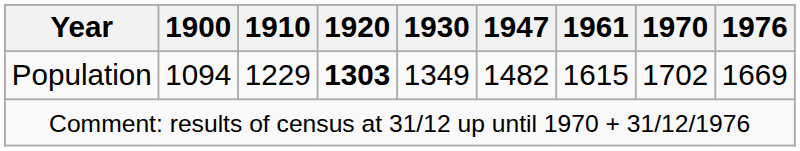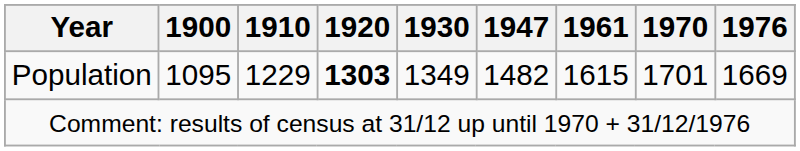(198, 74) 1094 -> (198, 74) 1095
(675, 74) 1702 -> (675, 74) 1701
